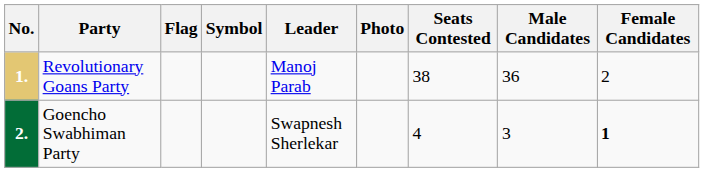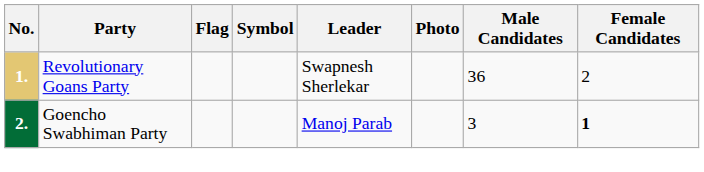- column: (453, 28)
(294, 76) Manoj Parab -> (337, 76) Swapnesh Sherlekar
(306, 133) Swapnesh Sherlekar -> (347, 123) Manoj Parab
